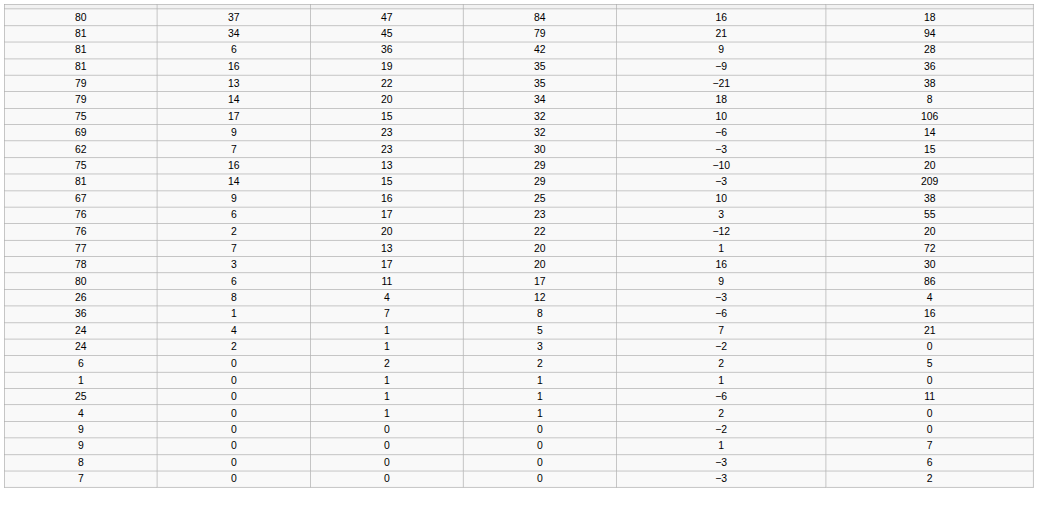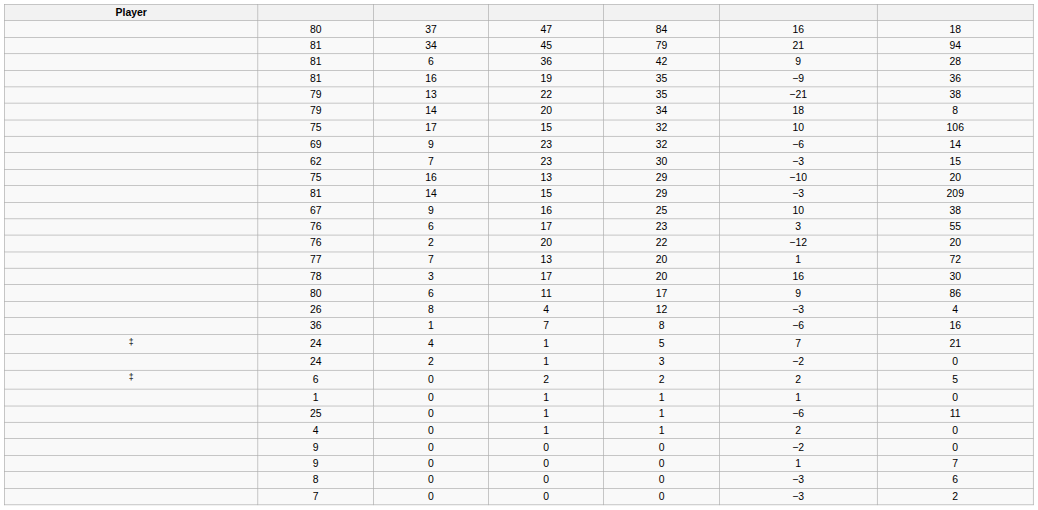+ column: (131, 12)
